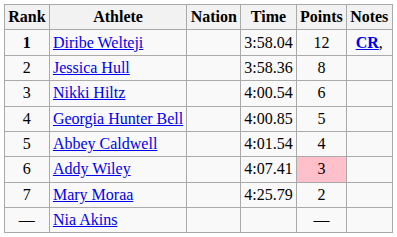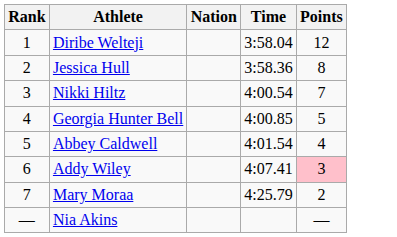- column: (369, 17)
(27, 42) bold -> (27, 42) normal
(321, 93) 6 -> (321, 93) 7
